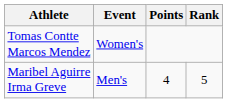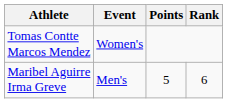(166, 80) 4 -> (166, 80) 5
(204, 80) 5 -> (204, 80) 6
